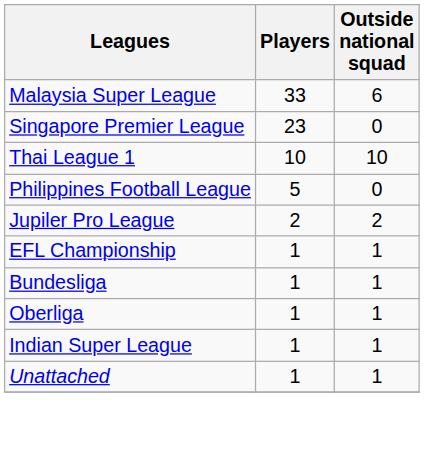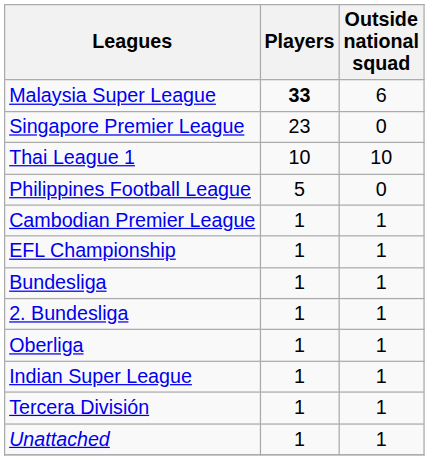(295, 95) normal -> (299, 95) bold
- row: (92, 220)
+ row: (132, 220)
+ row: (69, 314)
+ row: (79, 407)
